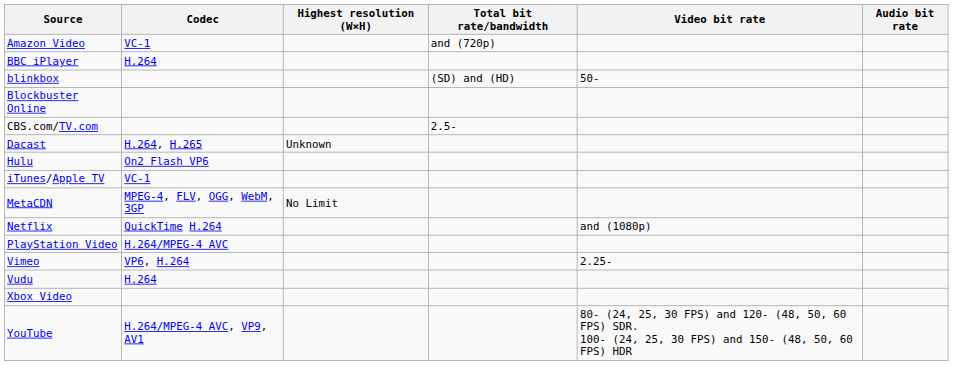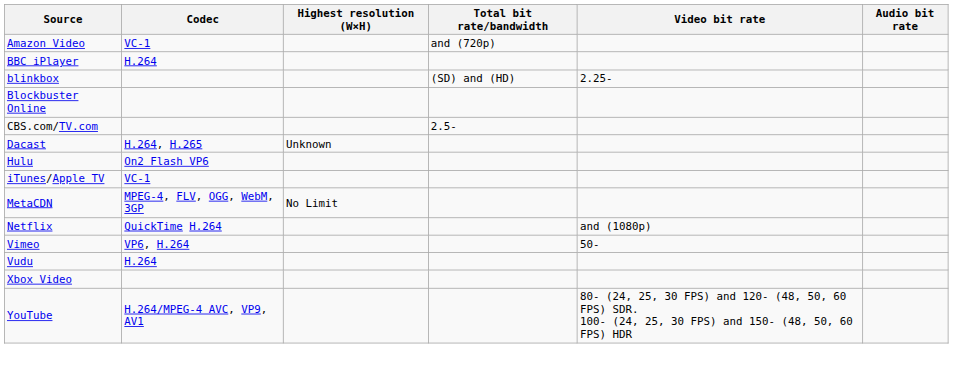(590, 78) 50- -> (596, 78) 2.25-
- row: (62, 244)
(596, 262) 2.25- -> (590, 244) 50-
